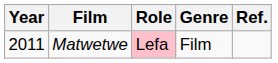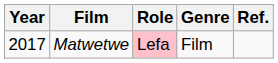(26, 44) 2011 -> (27, 44) 2017
